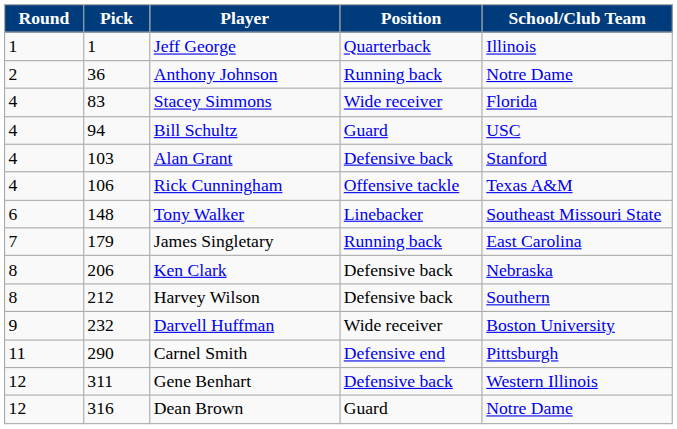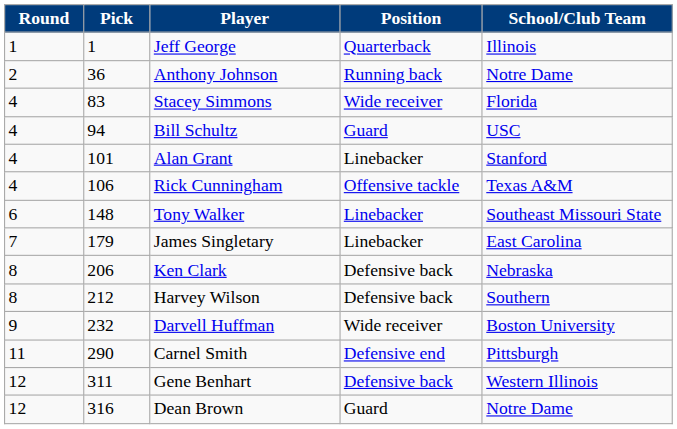(101, 158) 103 -> (101, 158) 101
(398, 158) Defensive back -> (383, 158) Linebacker
(393, 241) Running back -> (383, 241) Linebacker
